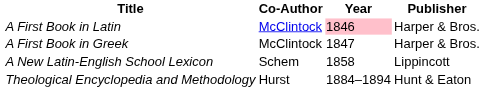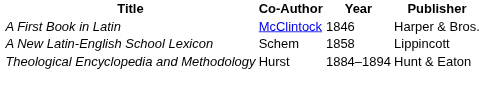(340, 26) pink background -> (340, 26) no background
- row: (67, 44)
